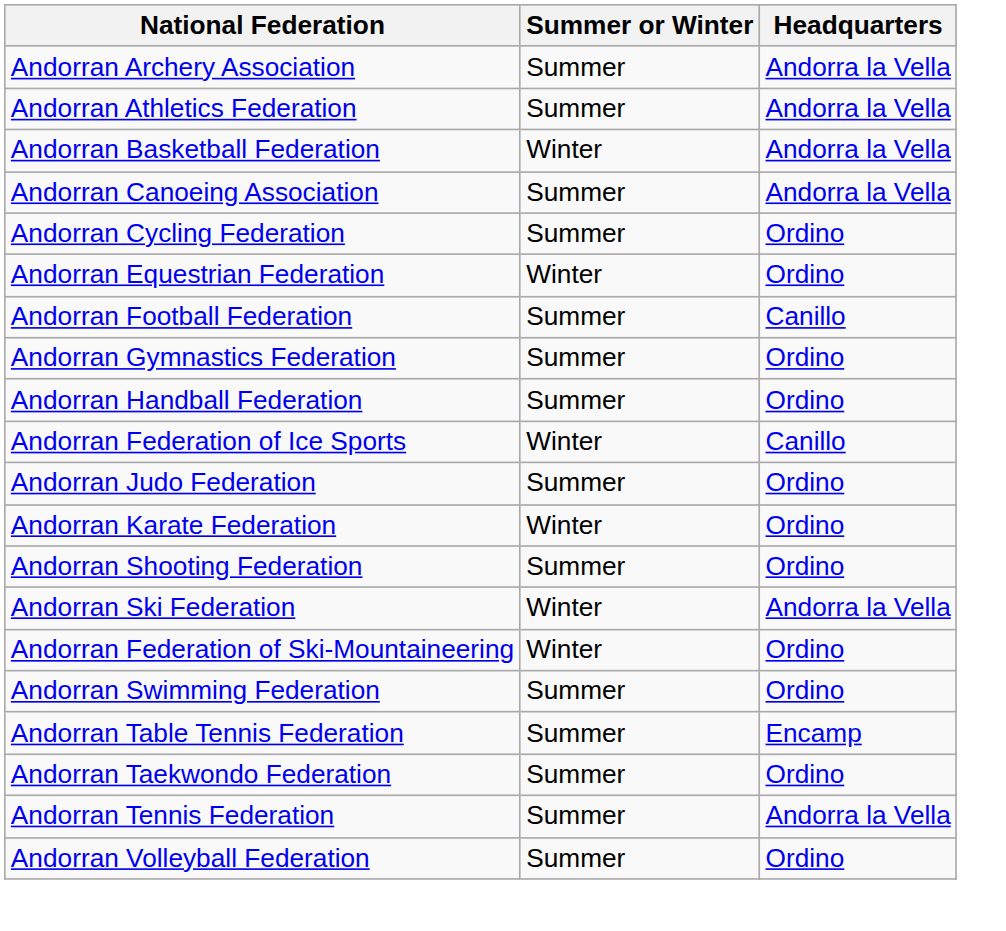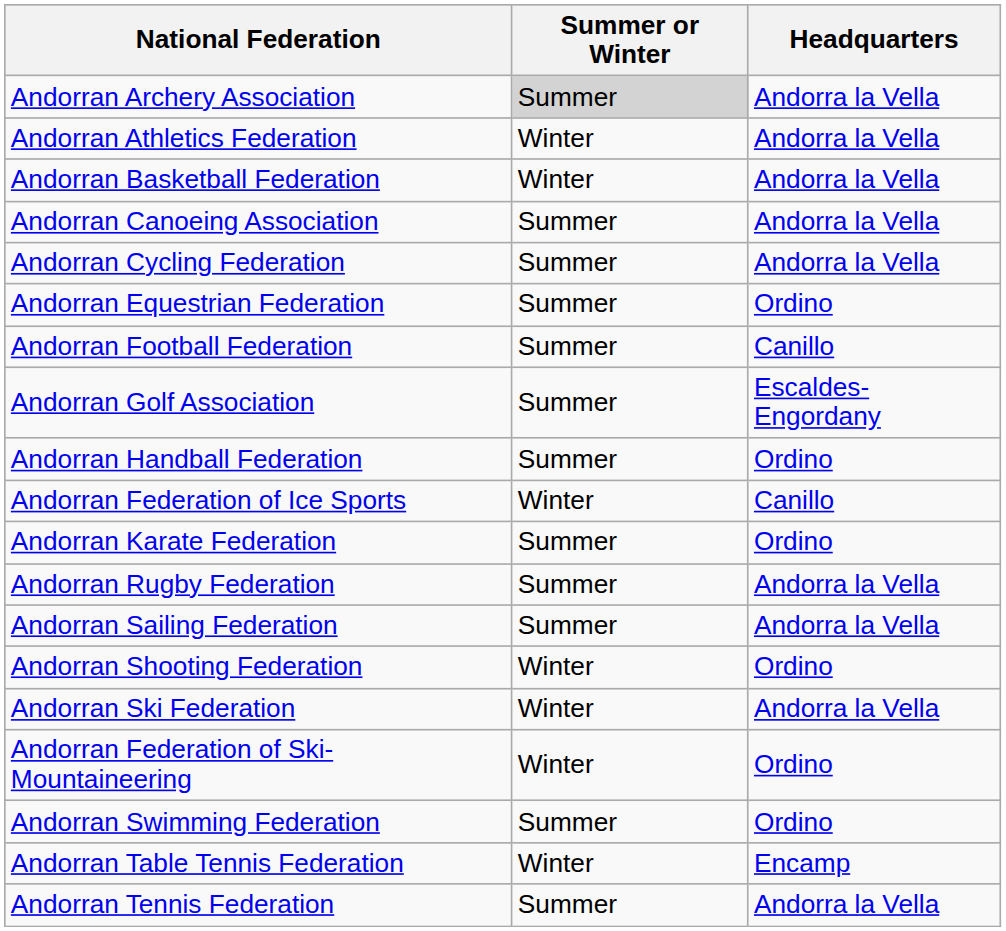(576, 66) no background -> (567, 96) lightgrey background
(576, 108) Summer -> (556, 138) Winter
(805, 233) Ordino -> (847, 262) Andorra la Vella
(564, 274) Winter -> (567, 304) Summer
+ row: (163, 402)
- row: (203, 358)
- row: (163, 483)
(564, 524) Winter -> (567, 542) Summer
+ row: (173, 583)
+ row: (174, 625)
(576, 566) Summer -> (556, 666) Winter
(576, 732) Summer -> (556, 862) Winter
- row: (201, 774)
- row: (190, 857)
